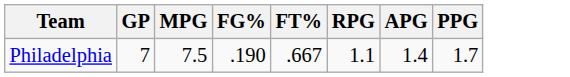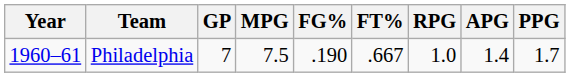+ column: (45, 21)
(362, 55) 1.1 -> (443, 55) 1.0
